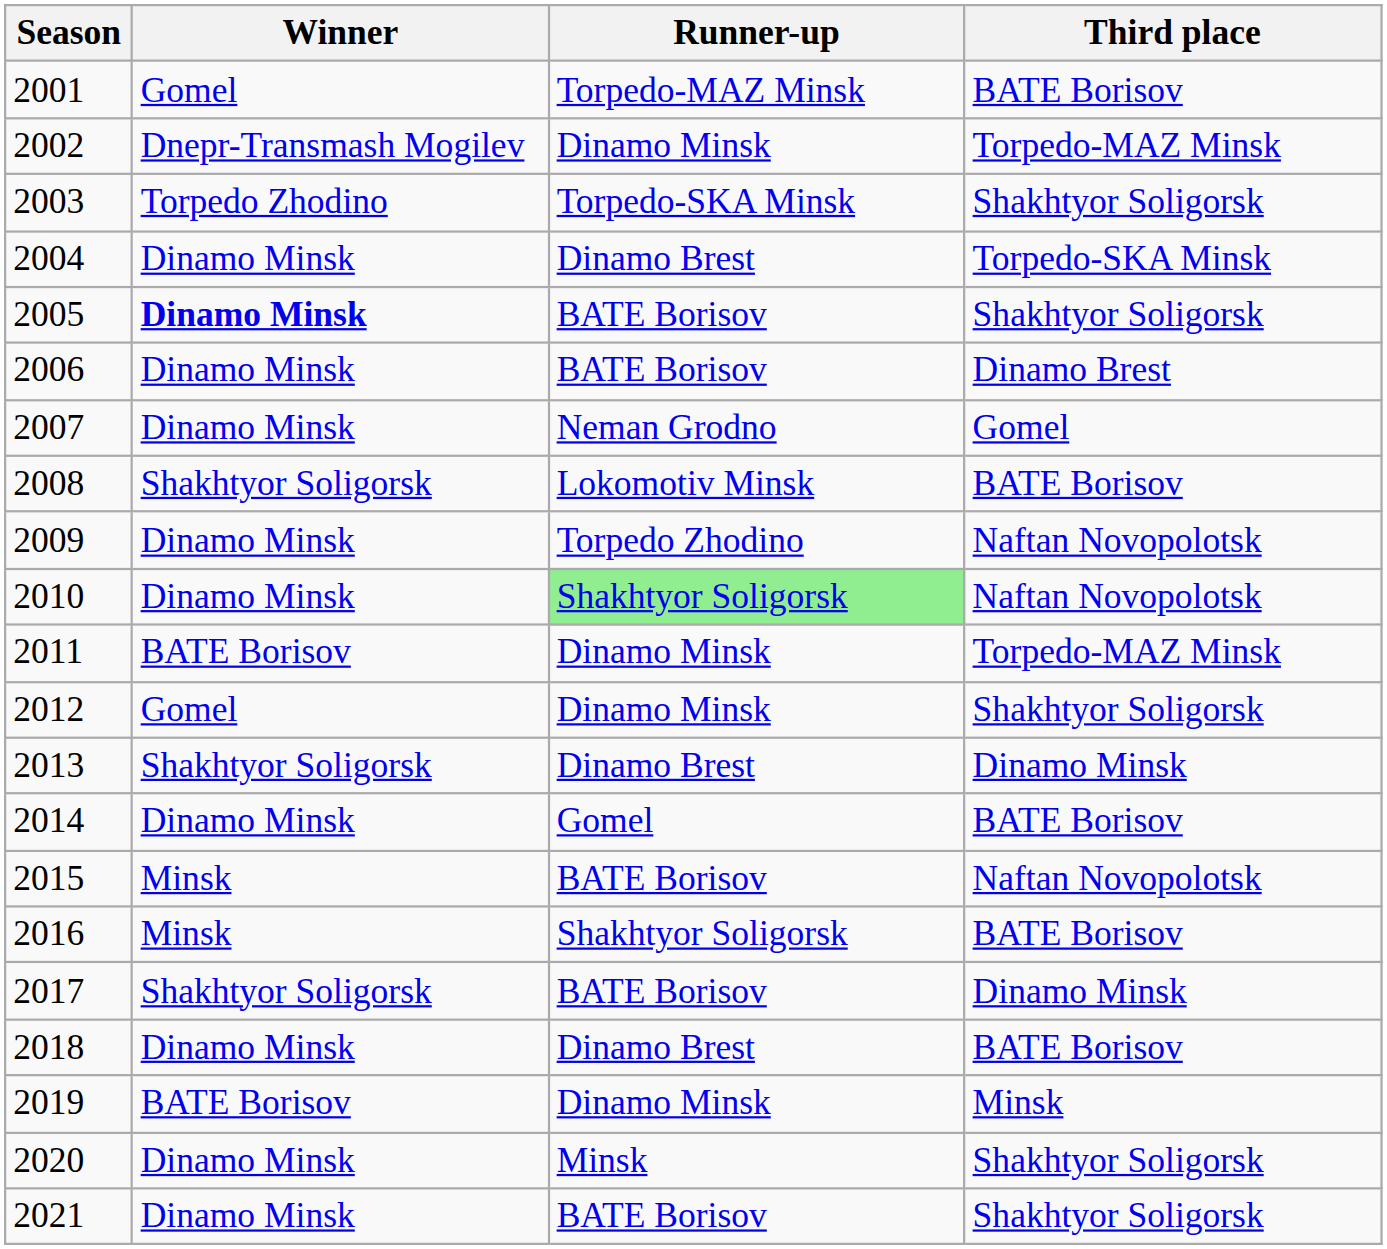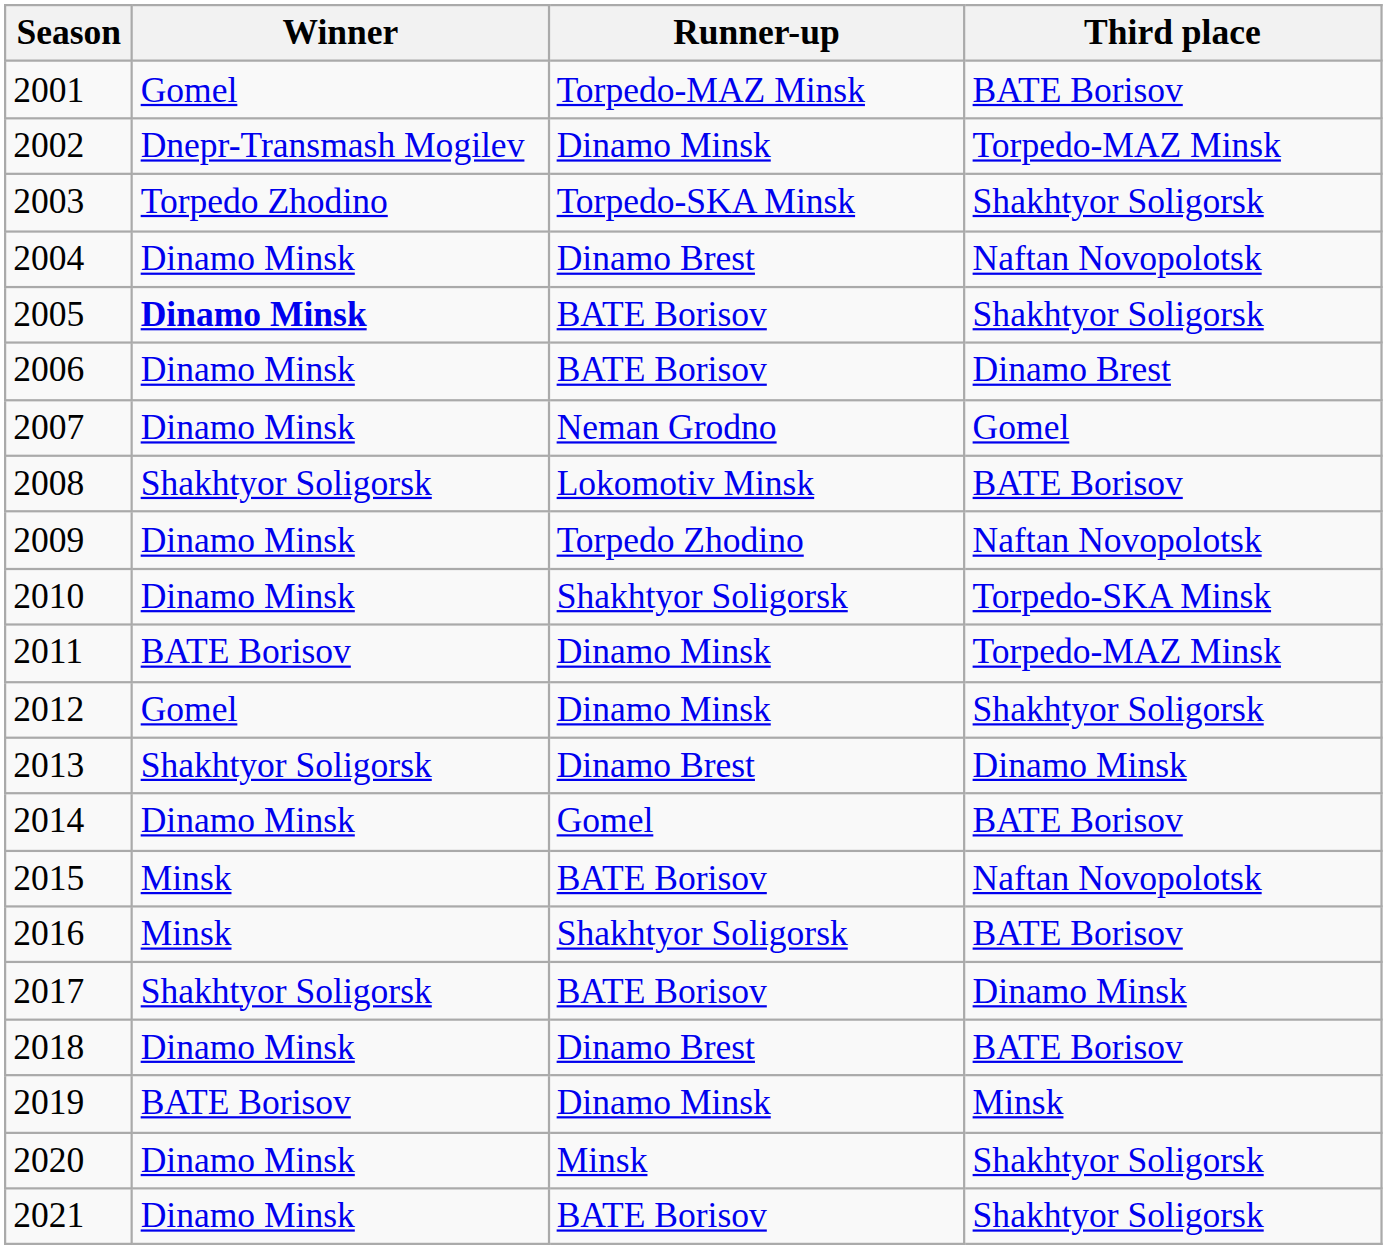(1122, 257) Torpedo-SKA Minsk -> (1117, 257) Naftan Novopolotsk
(702, 595) lightgreen background -> (702, 595) no background
(1117, 595) Naftan Novopolotsk -> (1122, 595) Torpedo-SKA Minsk
